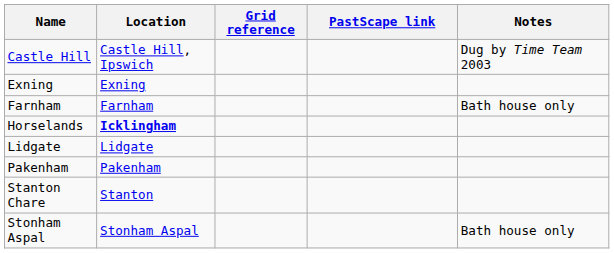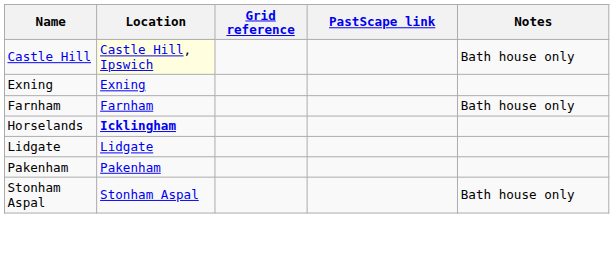(146, 57) no background -> (146, 57) lightyellow background
(521, 57) Dug by Time Team 2003 -> (518, 57) Bath house only
- row: (34, 195)
